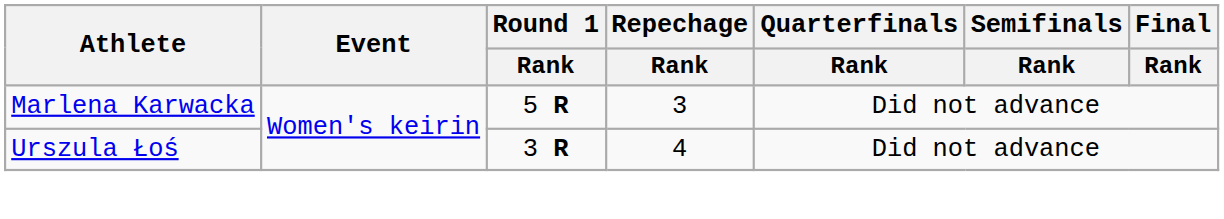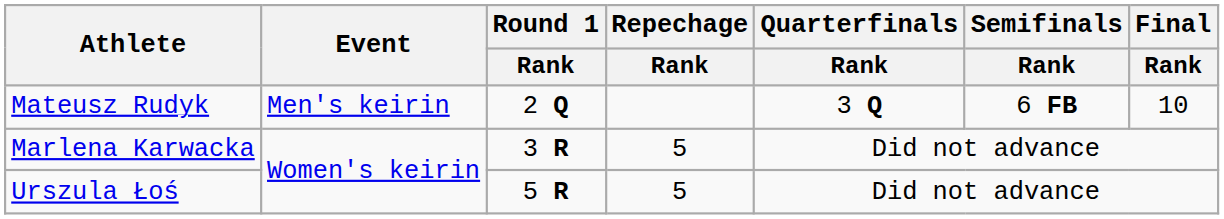+ row: (110, 107)
(546, 107) 5 R -> (546, 149) 3 R
(680, 107) 3 -> (680, 149) 5
(546, 149) 3 R -> (546, 192) 5 R
(680, 149) 4 -> (680, 192) 5
